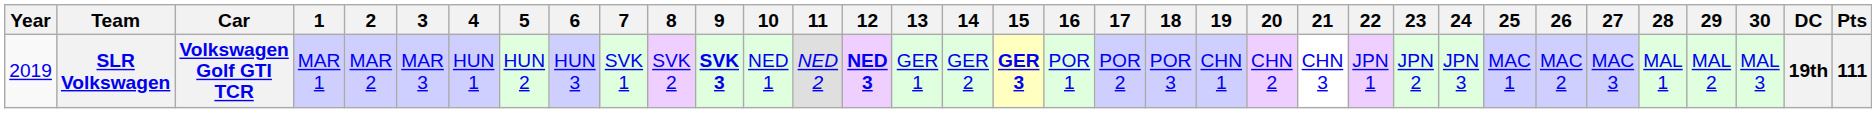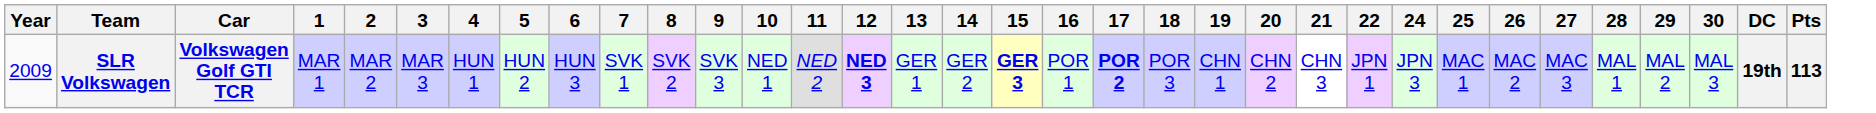- column: (1416, 19)
(31, 71) 2019 -> (31, 71) 2009
(719, 71) bold -> (719, 71) normal
(1120, 71) normal -> (1119, 71) bold
(1852, 71) 111 -> (1806, 71) 113
